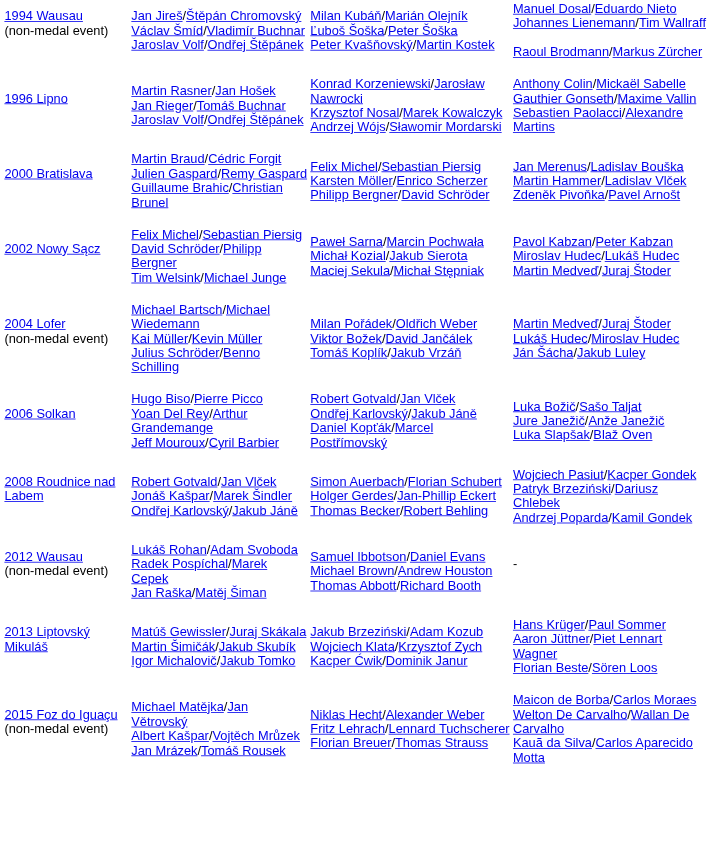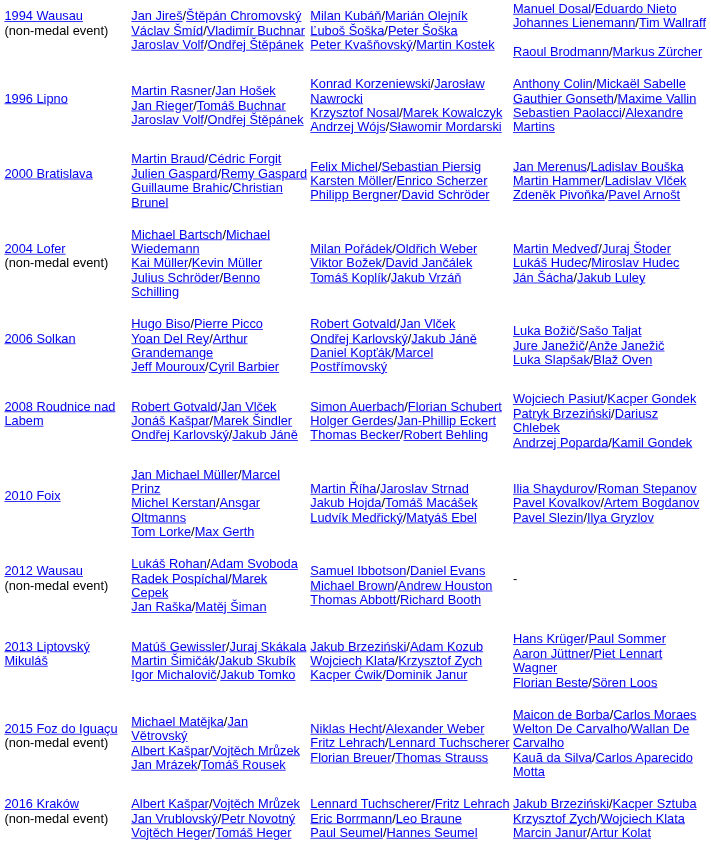- row: (52, 249)
+ row: (33, 496)
+ row: (56, 811)
